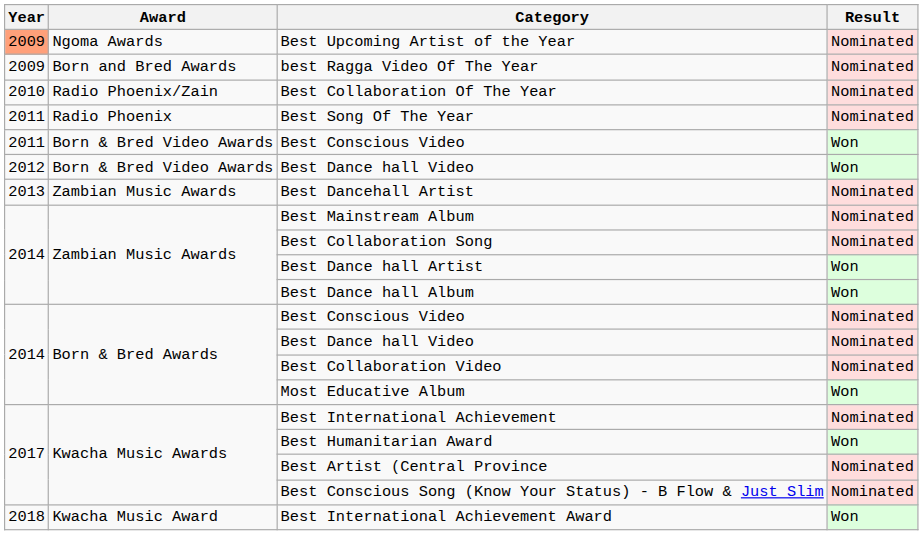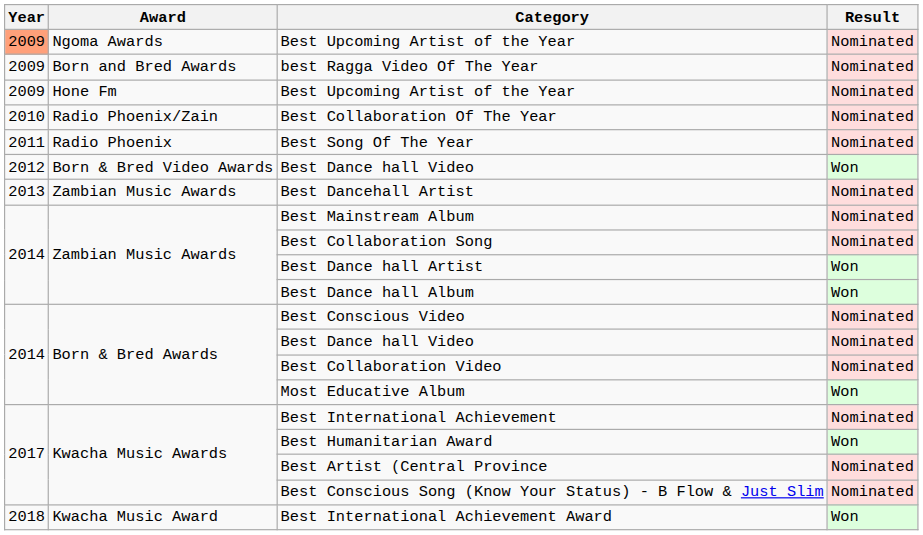+ row: (85, 92)
- row: (163, 142)
